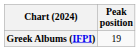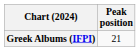(116, 38) 19 -> (116, 38) 21
